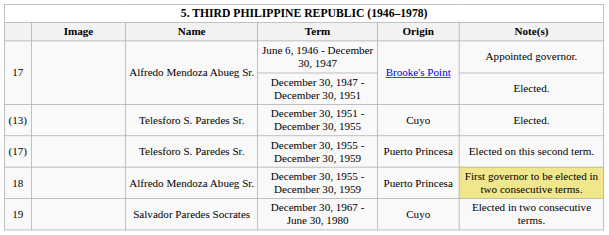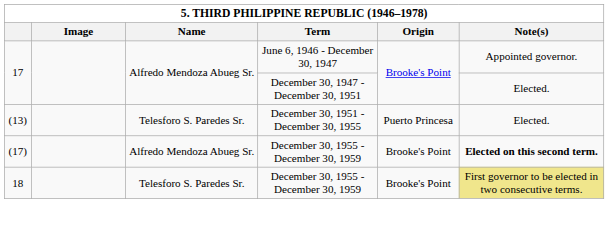(418, 120) Cuyo -> (418, 120) Puerto Princesa
(192, 151) Telesforo S. Paredes Sr. -> (192, 151) Alfredo Mendoza Abueg Sr.
(418, 151) Puerto Princesa -> (418, 151) Brooke's Point
(531, 151) normal -> (531, 151) bold
(192, 182) Alfredo Mendoza Abueg Sr. -> (192, 182) Telesforo S. Paredes Sr.
(418, 182) Puerto Princesa -> (418, 182) Brooke's Point
- row: (18, 214)
